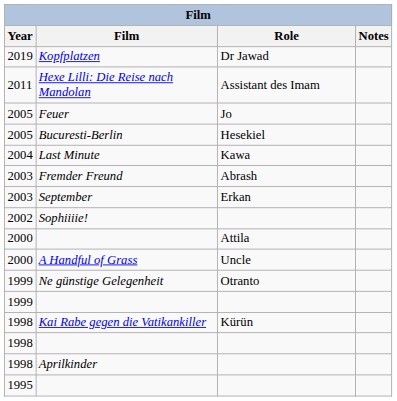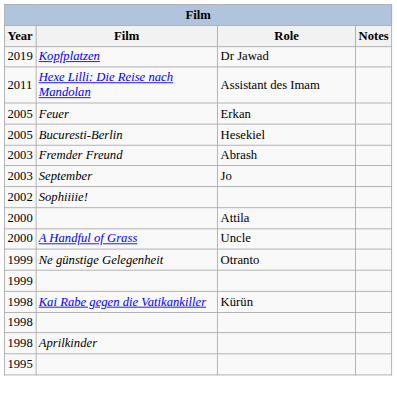(226, 113) Jo -> (236, 113) Erkan
- row: (20, 155)
(236, 197) Erkan -> (226, 176) Jo
